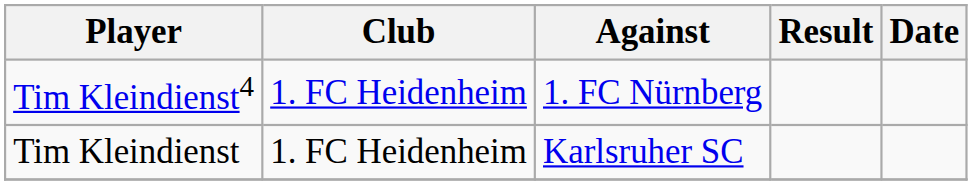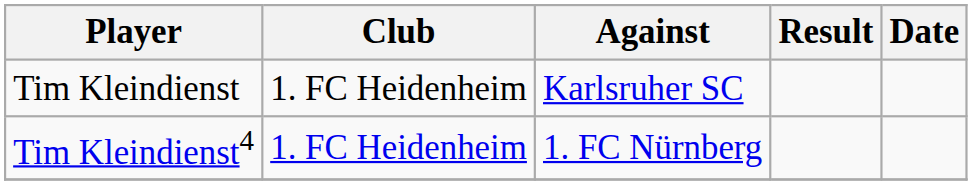rows swapped: (134, 92) <-> (126, 152)
